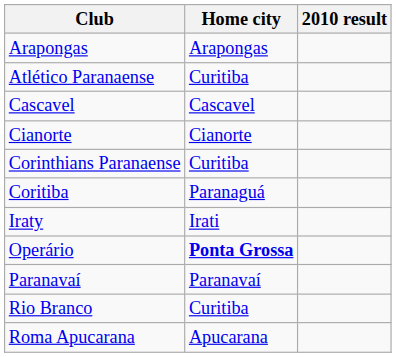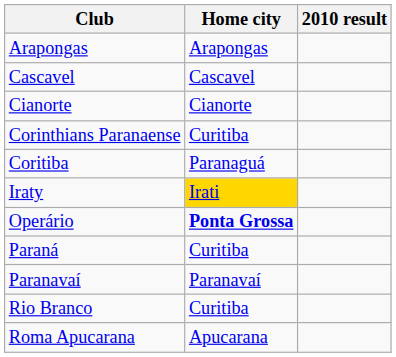- row: (81, 76)
(204, 221) no background -> (204, 192) gold background
+ row: (34, 250)
